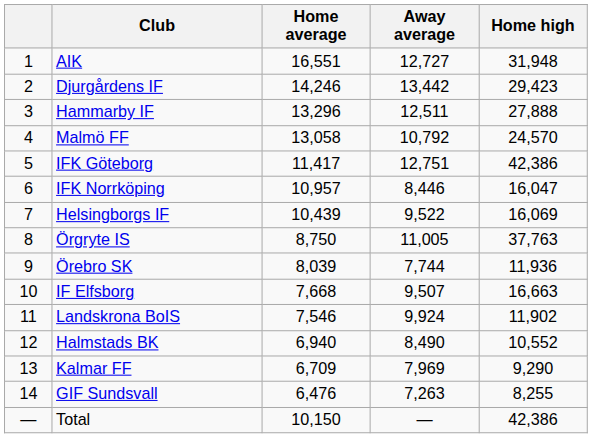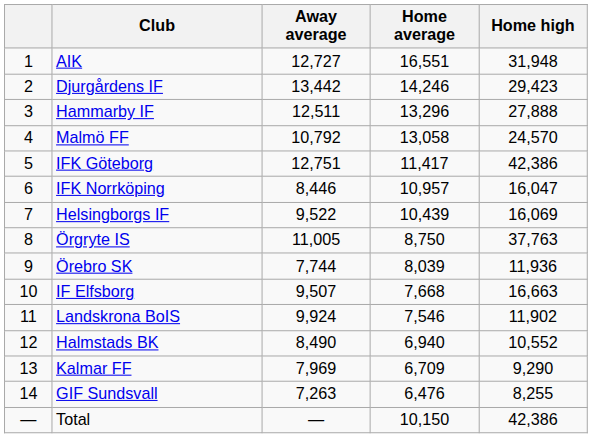columns swapped: (316, 26) <-> (424, 26)
